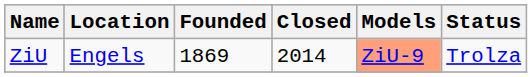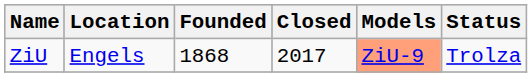(204, 56) 1869 -> (204, 56) 1868
(302, 56) 2014 -> (302, 56) 2017
